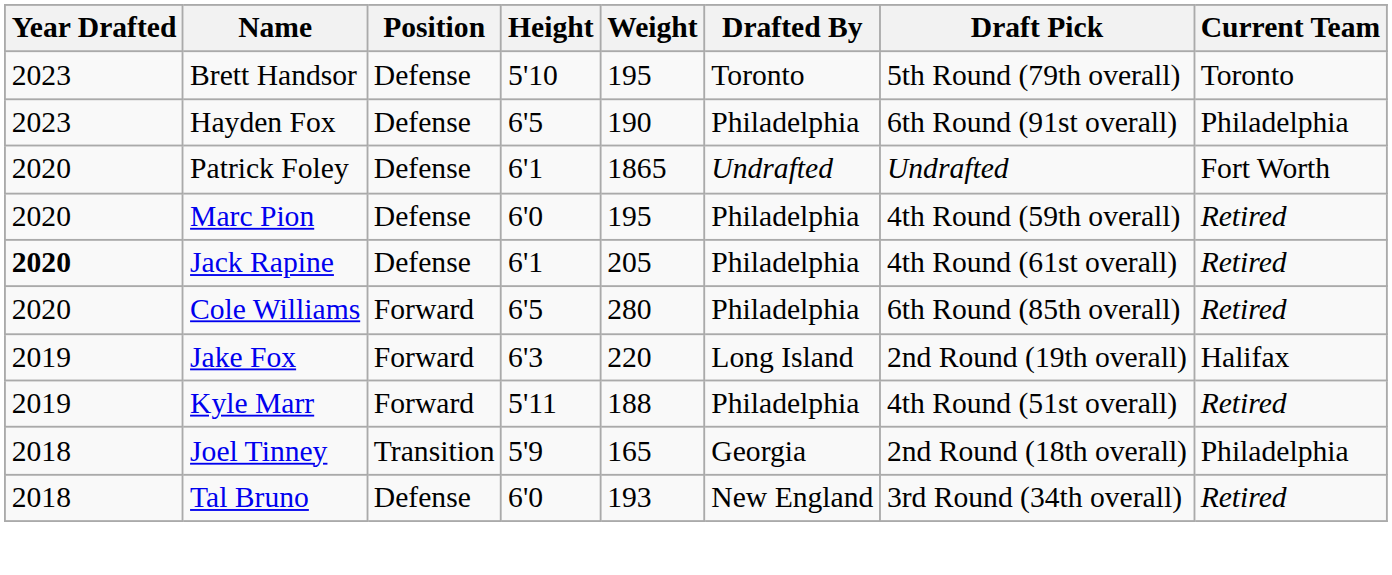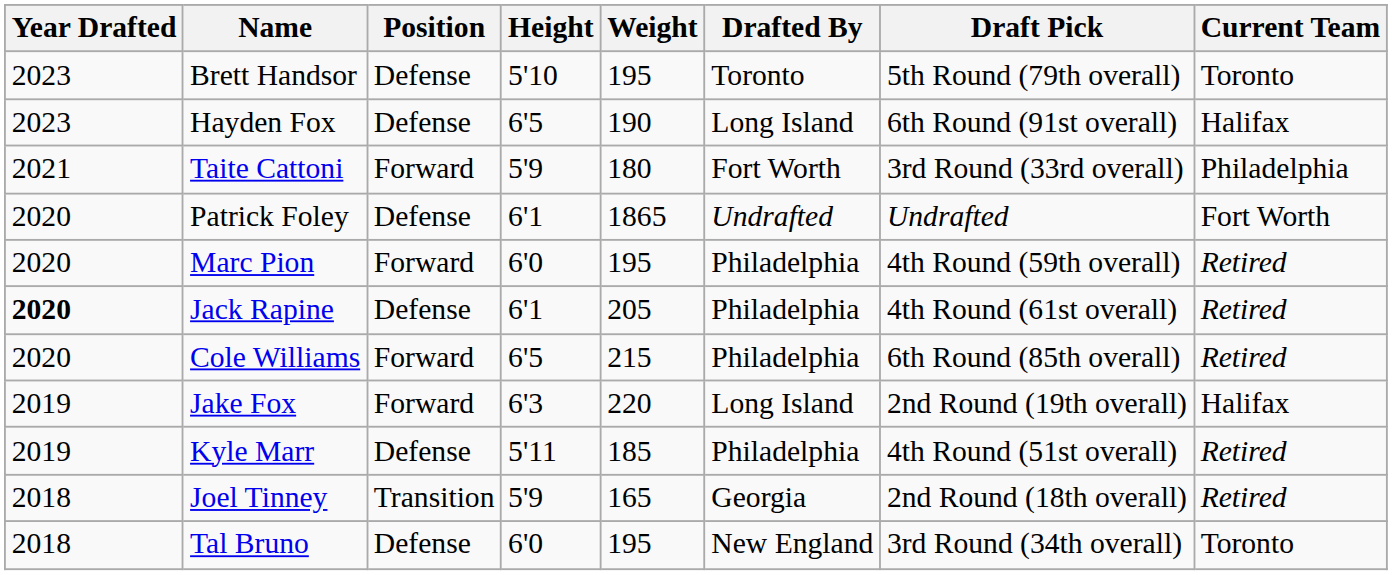(785, 121) Philadelphia -> (782, 121) Long Island
(1275, 121) Philadelphia -> (1245, 121) Halifax
+ row: (267, 168)
(422, 215) Defense -> (424, 262) Forward
(629, 309) 280 -> (629, 356) 215
(424, 403) Forward -> (422, 450) Defense
(629, 403) 188 -> (629, 450) 185
(1275, 450) Philadelphia -> (1244, 497) Retired
(629, 497) 193 -> (629, 544) 195
(1244, 497) Retired -> (1247, 544) Toronto
